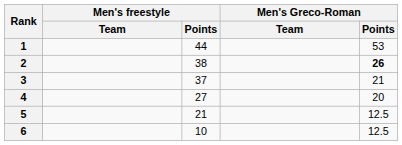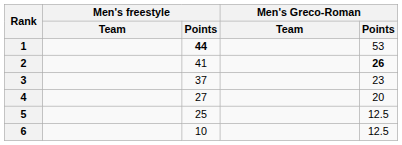(201, 47) normal -> (201, 47) bold
(201, 64) 38 -> (201, 64) 41
(378, 81) 21 -> (378, 81) 23
(201, 115) 21 -> (201, 115) 25
